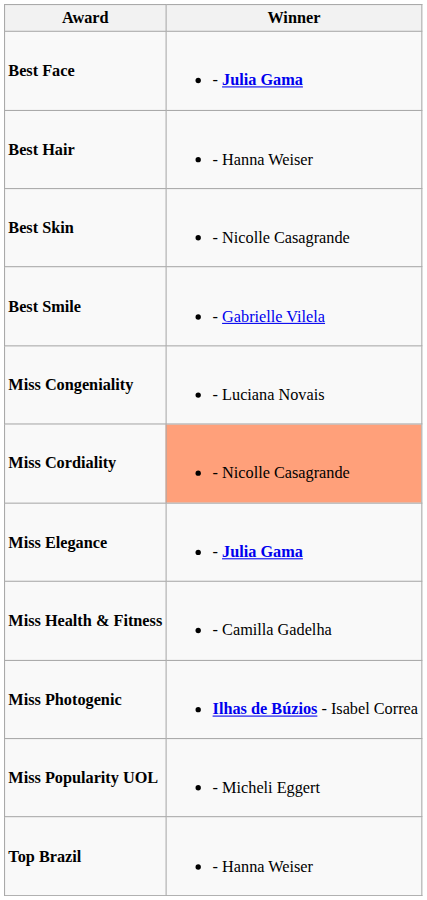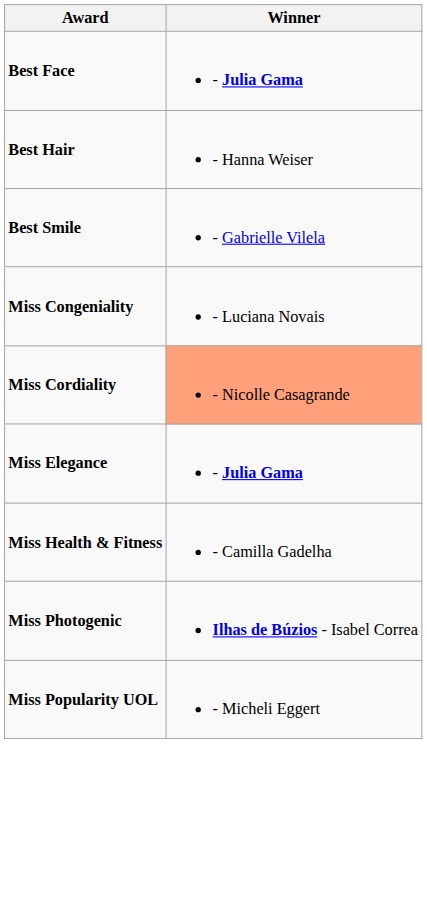- row: (41, 227)
- row: (45, 856)
